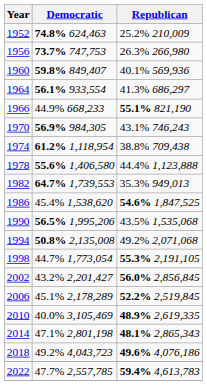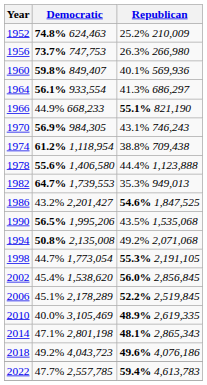(74, 202) 45.4% 1,538,620 -> (74, 202) 43.2% 2,201,427
(74, 277) 43.2% 2,201,427 -> (74, 277) 45.4% 1,538,620
